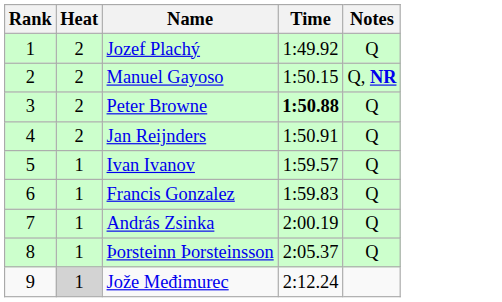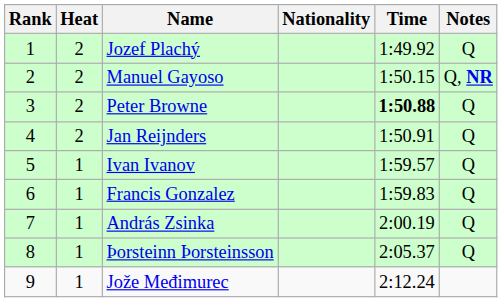+ column: (326, 19)
(79, 281) lightgrey background -> (79, 281) no background
